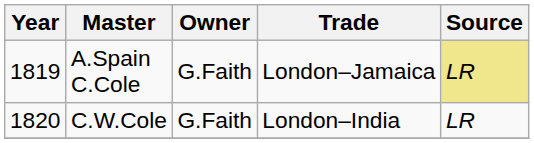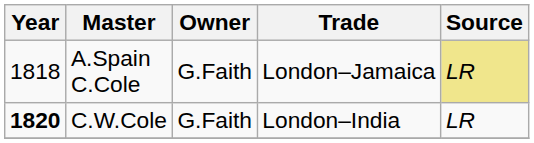(35, 71) 1819 -> (35, 71) 1818
(35, 120) normal -> (35, 120) bold
